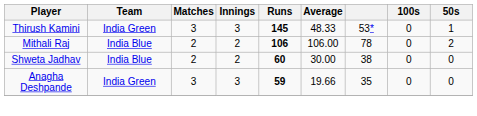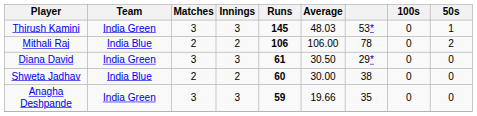(323, 28) 48.33 -> (323, 28) 48.03
+ row: (46, 60)
